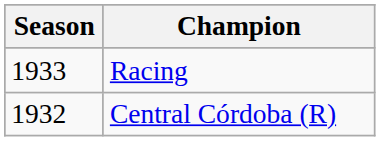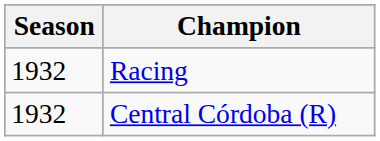(39, 69) 1933 -> (39, 69) 1932
